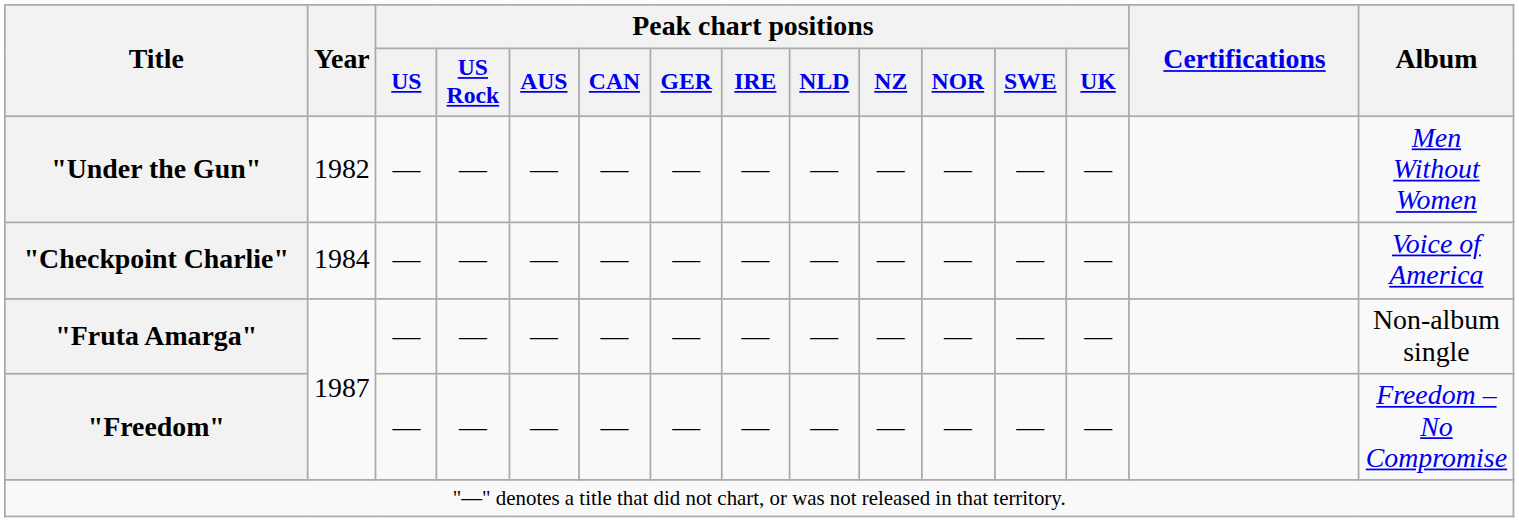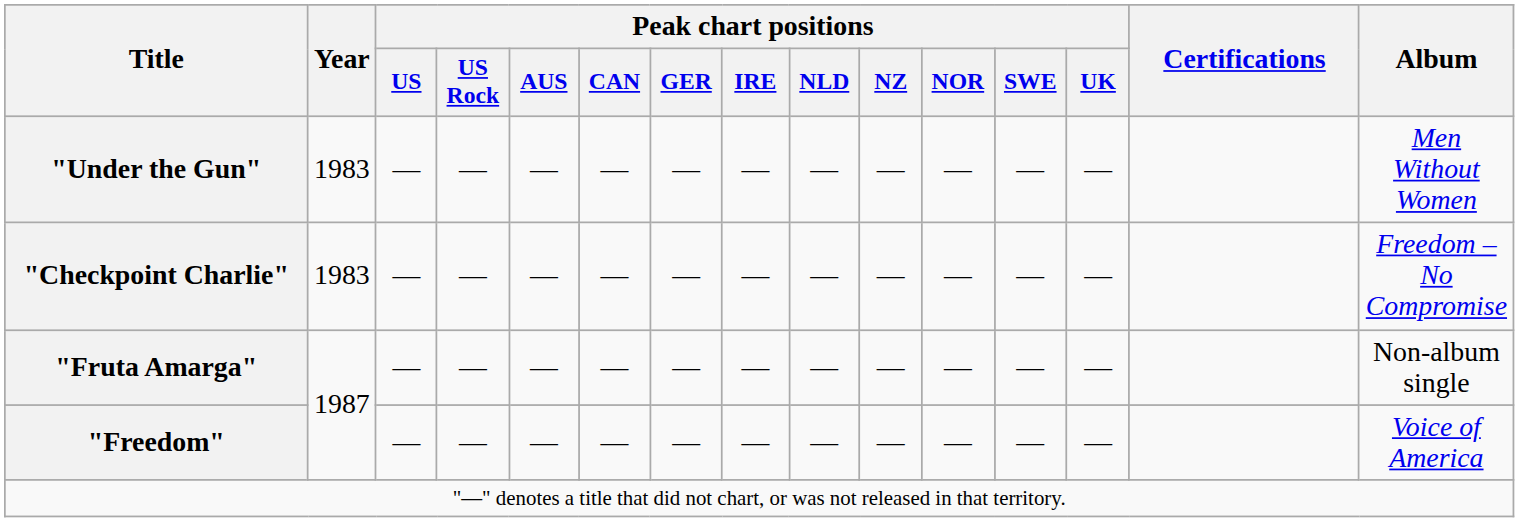(342, 168) 1982 -> (342, 168) 1983
(342, 260) 1984 -> (342, 275) 1983
(1436, 260) Voice of America -> (1436, 275) Freedom – No Compromise
(1436, 426) Freedom – No Compromise -> (1436, 442) Voice of America
